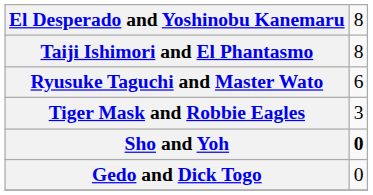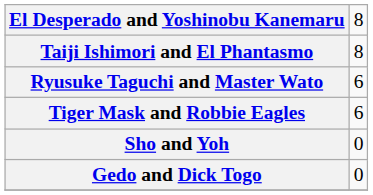(359, 112) 3 -> (359, 112) 6
(359, 143) bold -> (359, 143) normal
